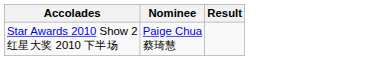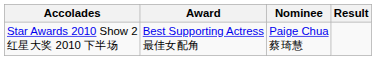+ column: (203, 13)
